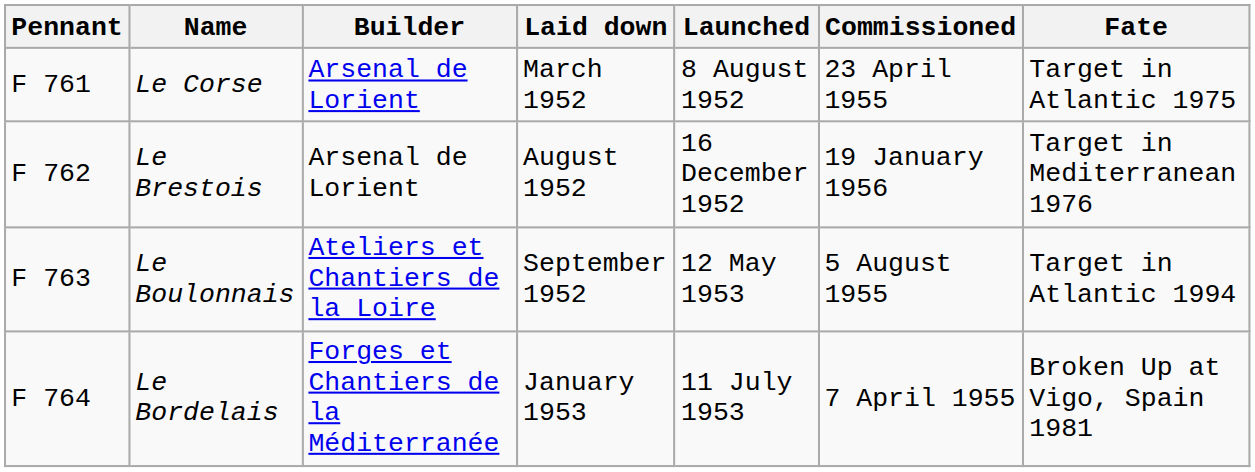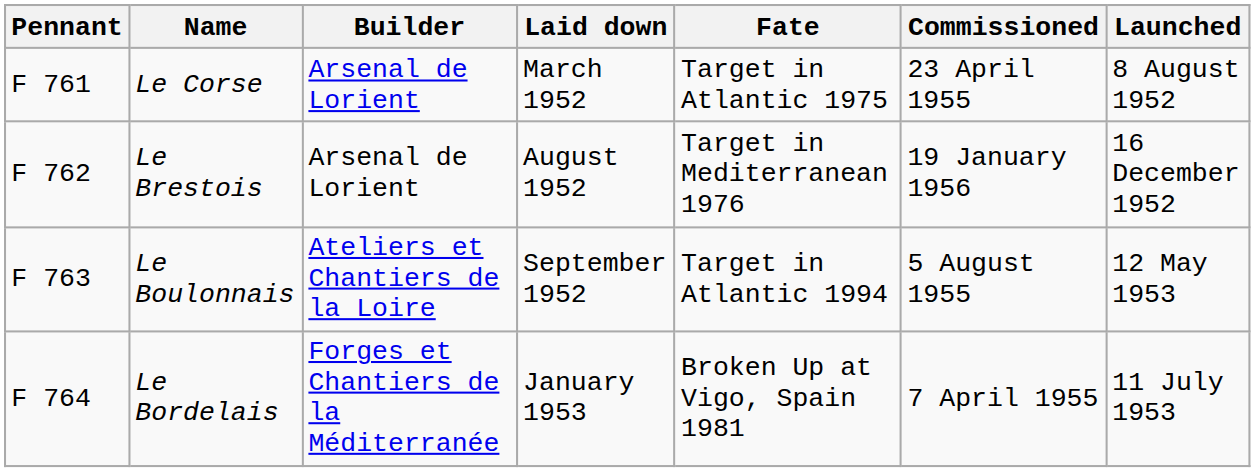columns swapped: (746, 27) <-> (1136, 27)
